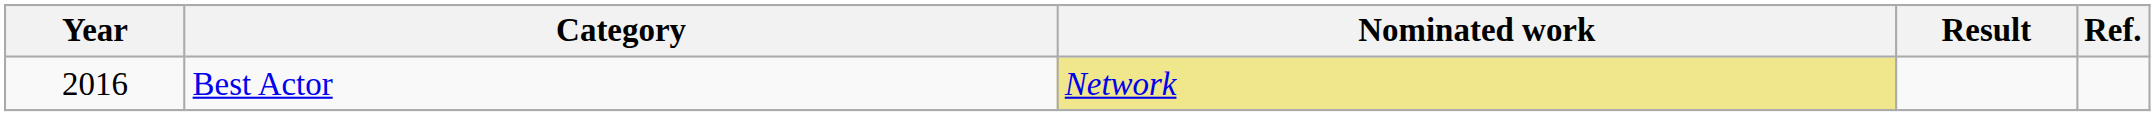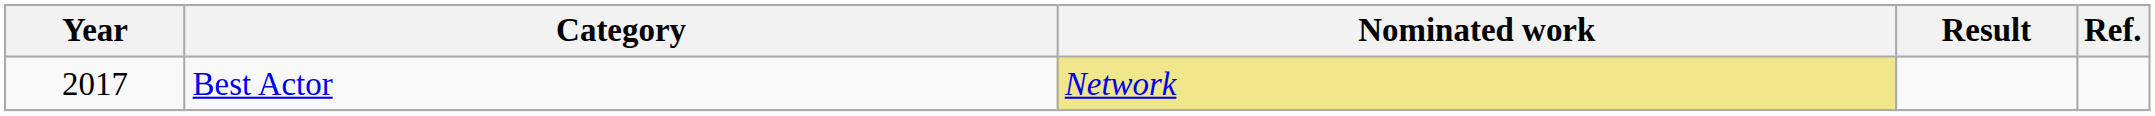(95, 82) 2016 -> (95, 82) 2017
